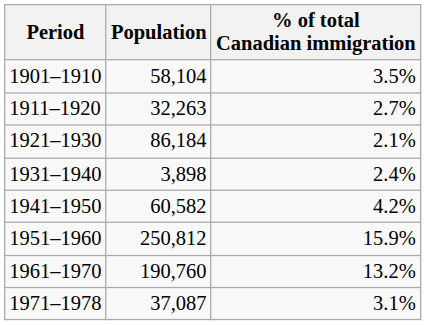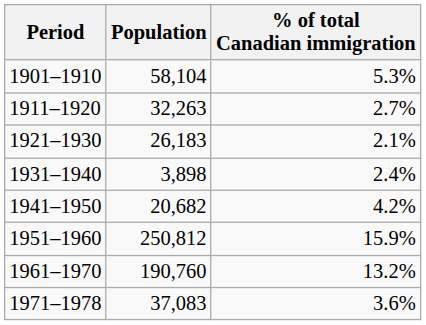(394, 76) 3.5% -> (394, 76) 5.3%
(178, 141) 86,184 -> (178, 141) 26,183
(178, 206) 60,582 -> (178, 206) 20,682
(178, 303) 37,087 -> (178, 303) 37,083
(394, 303) 3.1% -> (394, 303) 3.6%
